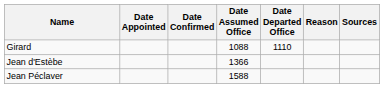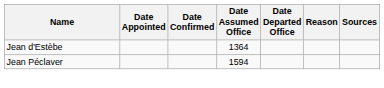- row: (19, 47)
(239, 62) 1366 -> (239, 47) 1364
(239, 76) 1588 -> (239, 62) 1594
